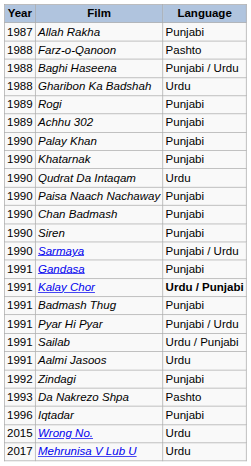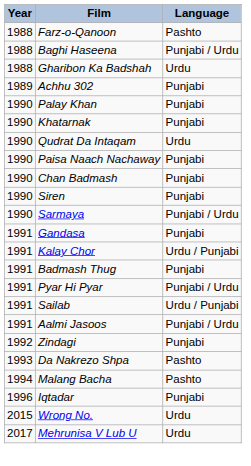- row: (69, 31)
- row: (50, 104)
(205, 287) bold -> (202, 251) normal
(178, 360) Urdu -> (202, 324) Punjabi / Urdu
+ row: (75, 379)
